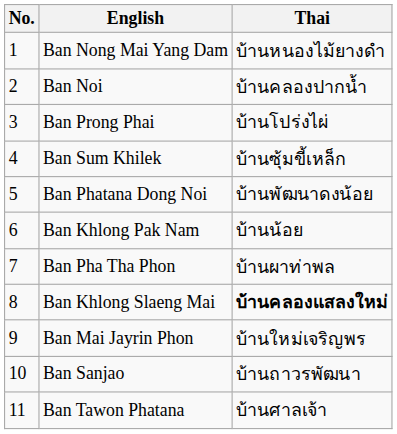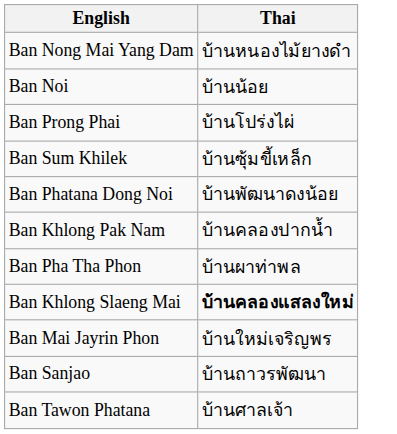- column: (22, 18)
(302, 87) บ้านคลองปากน้ำ -> (235, 87) บ้านน้อย
(269, 230) บ้านน้อย -> (267, 230) บ้านคลองปากน้ำ
